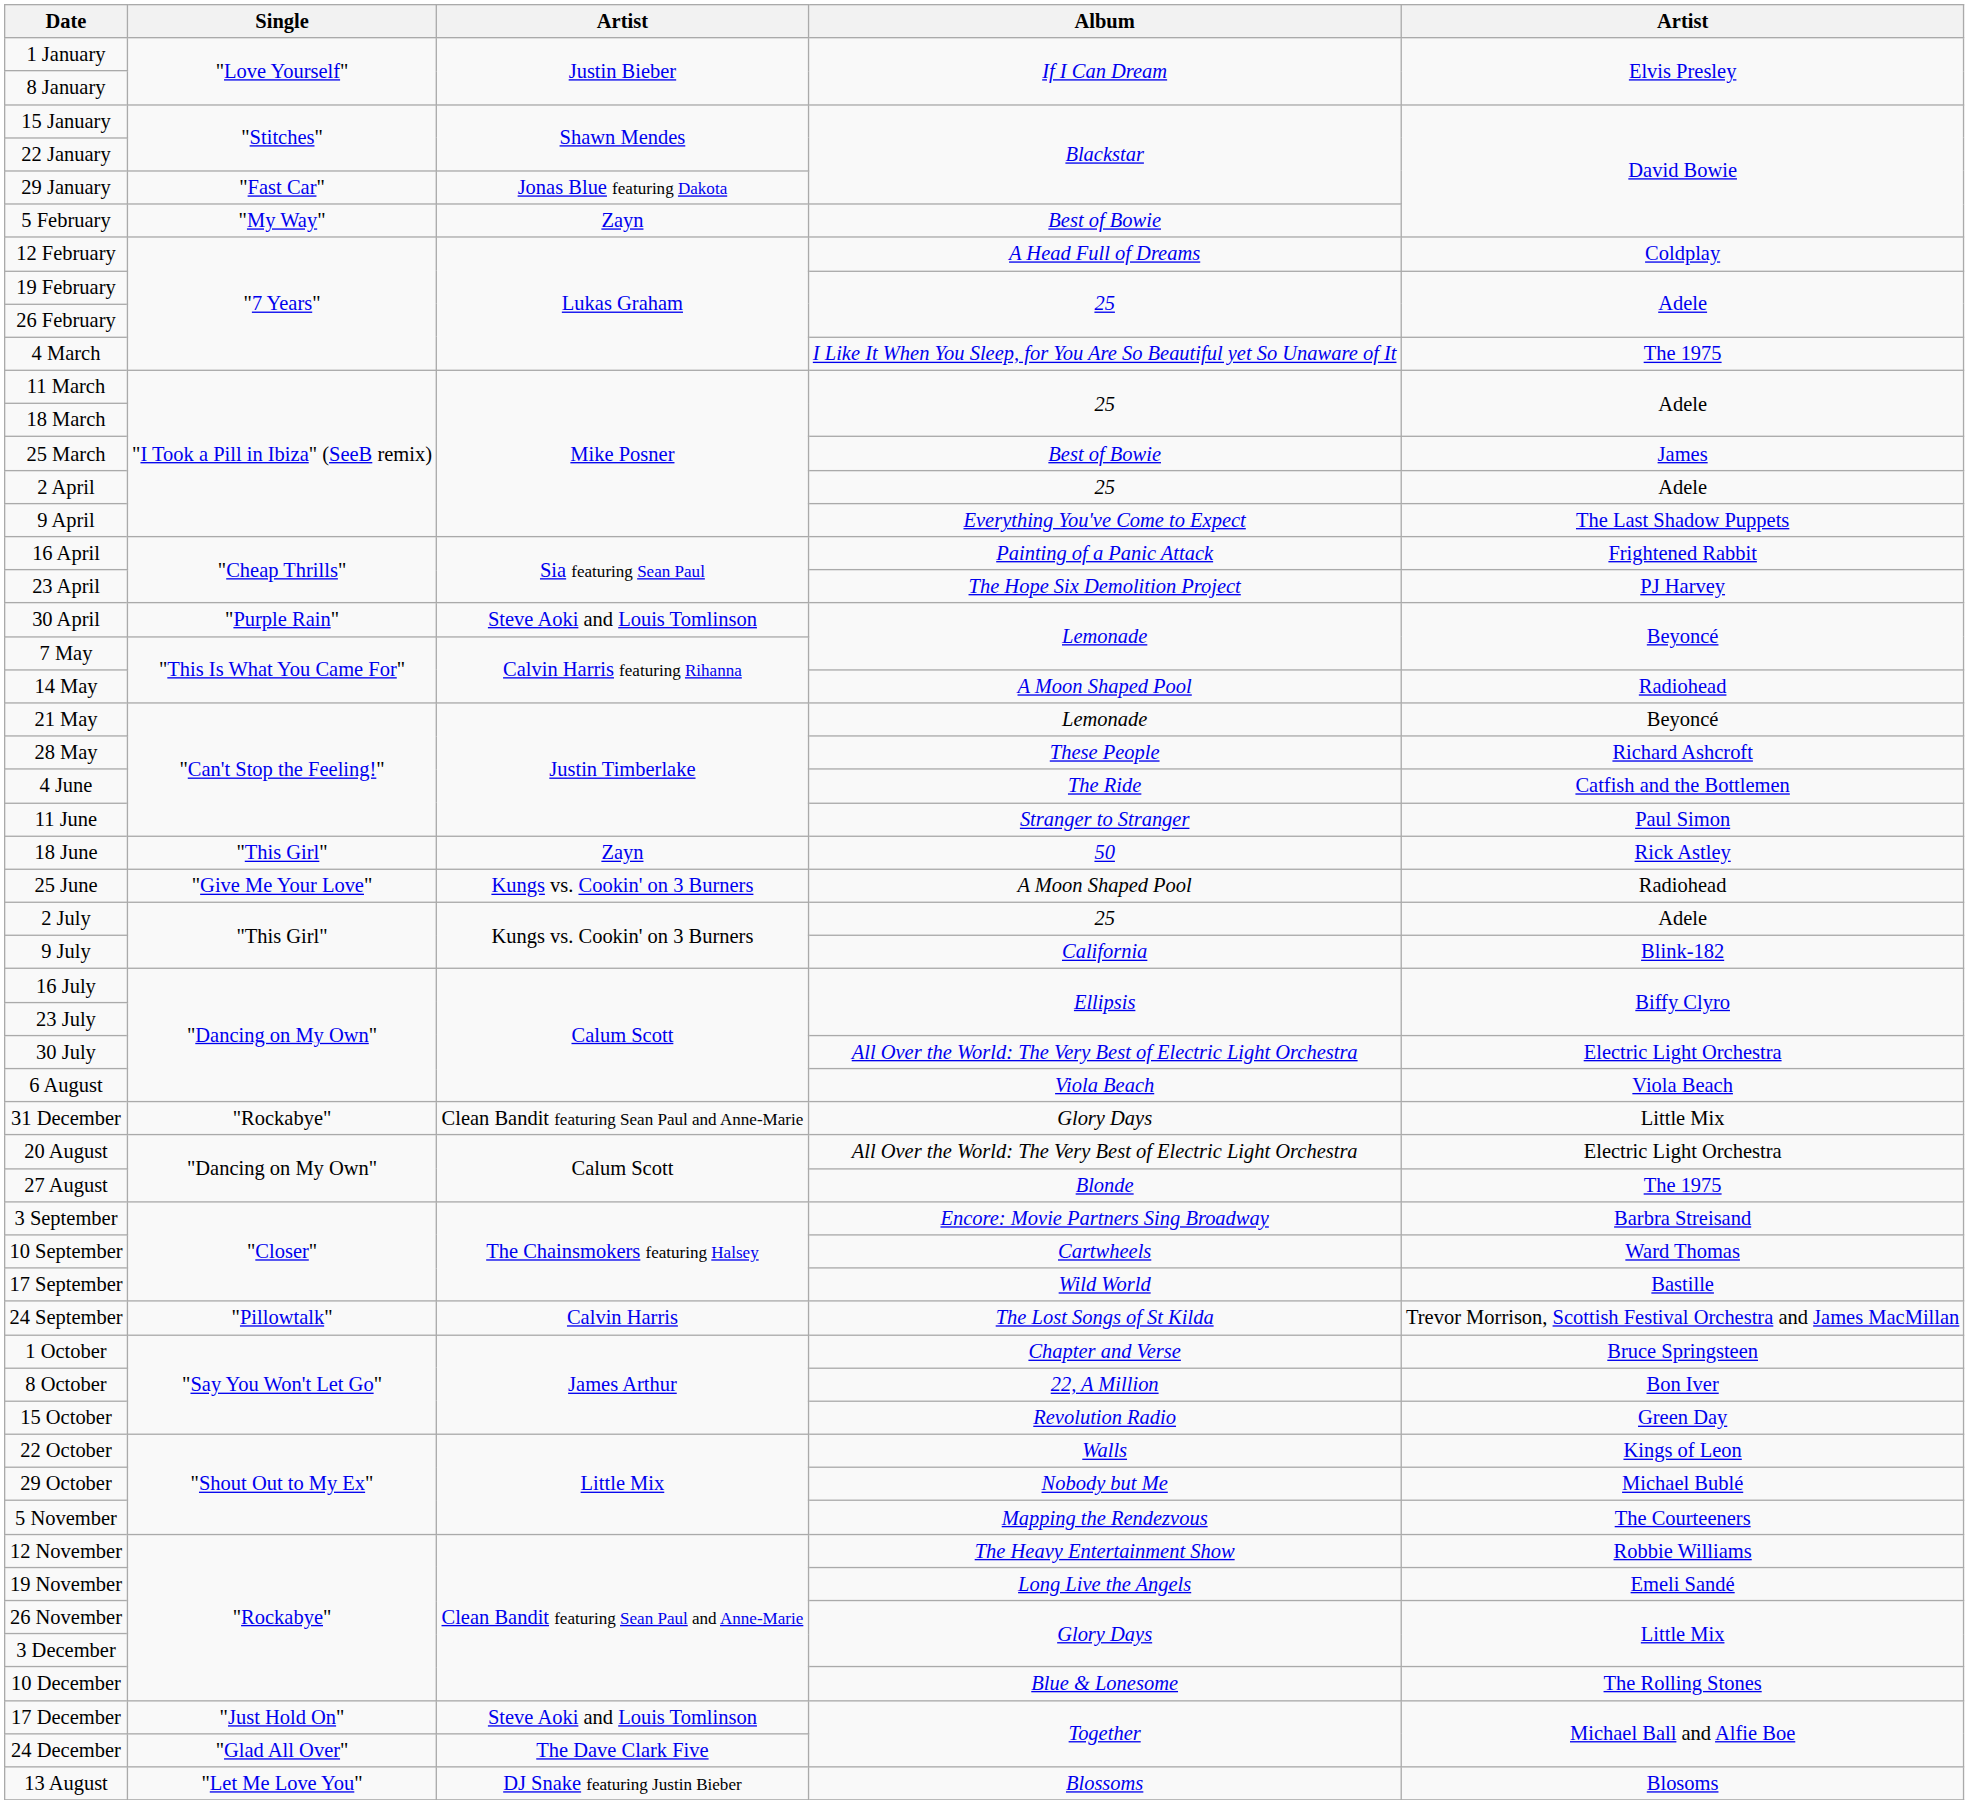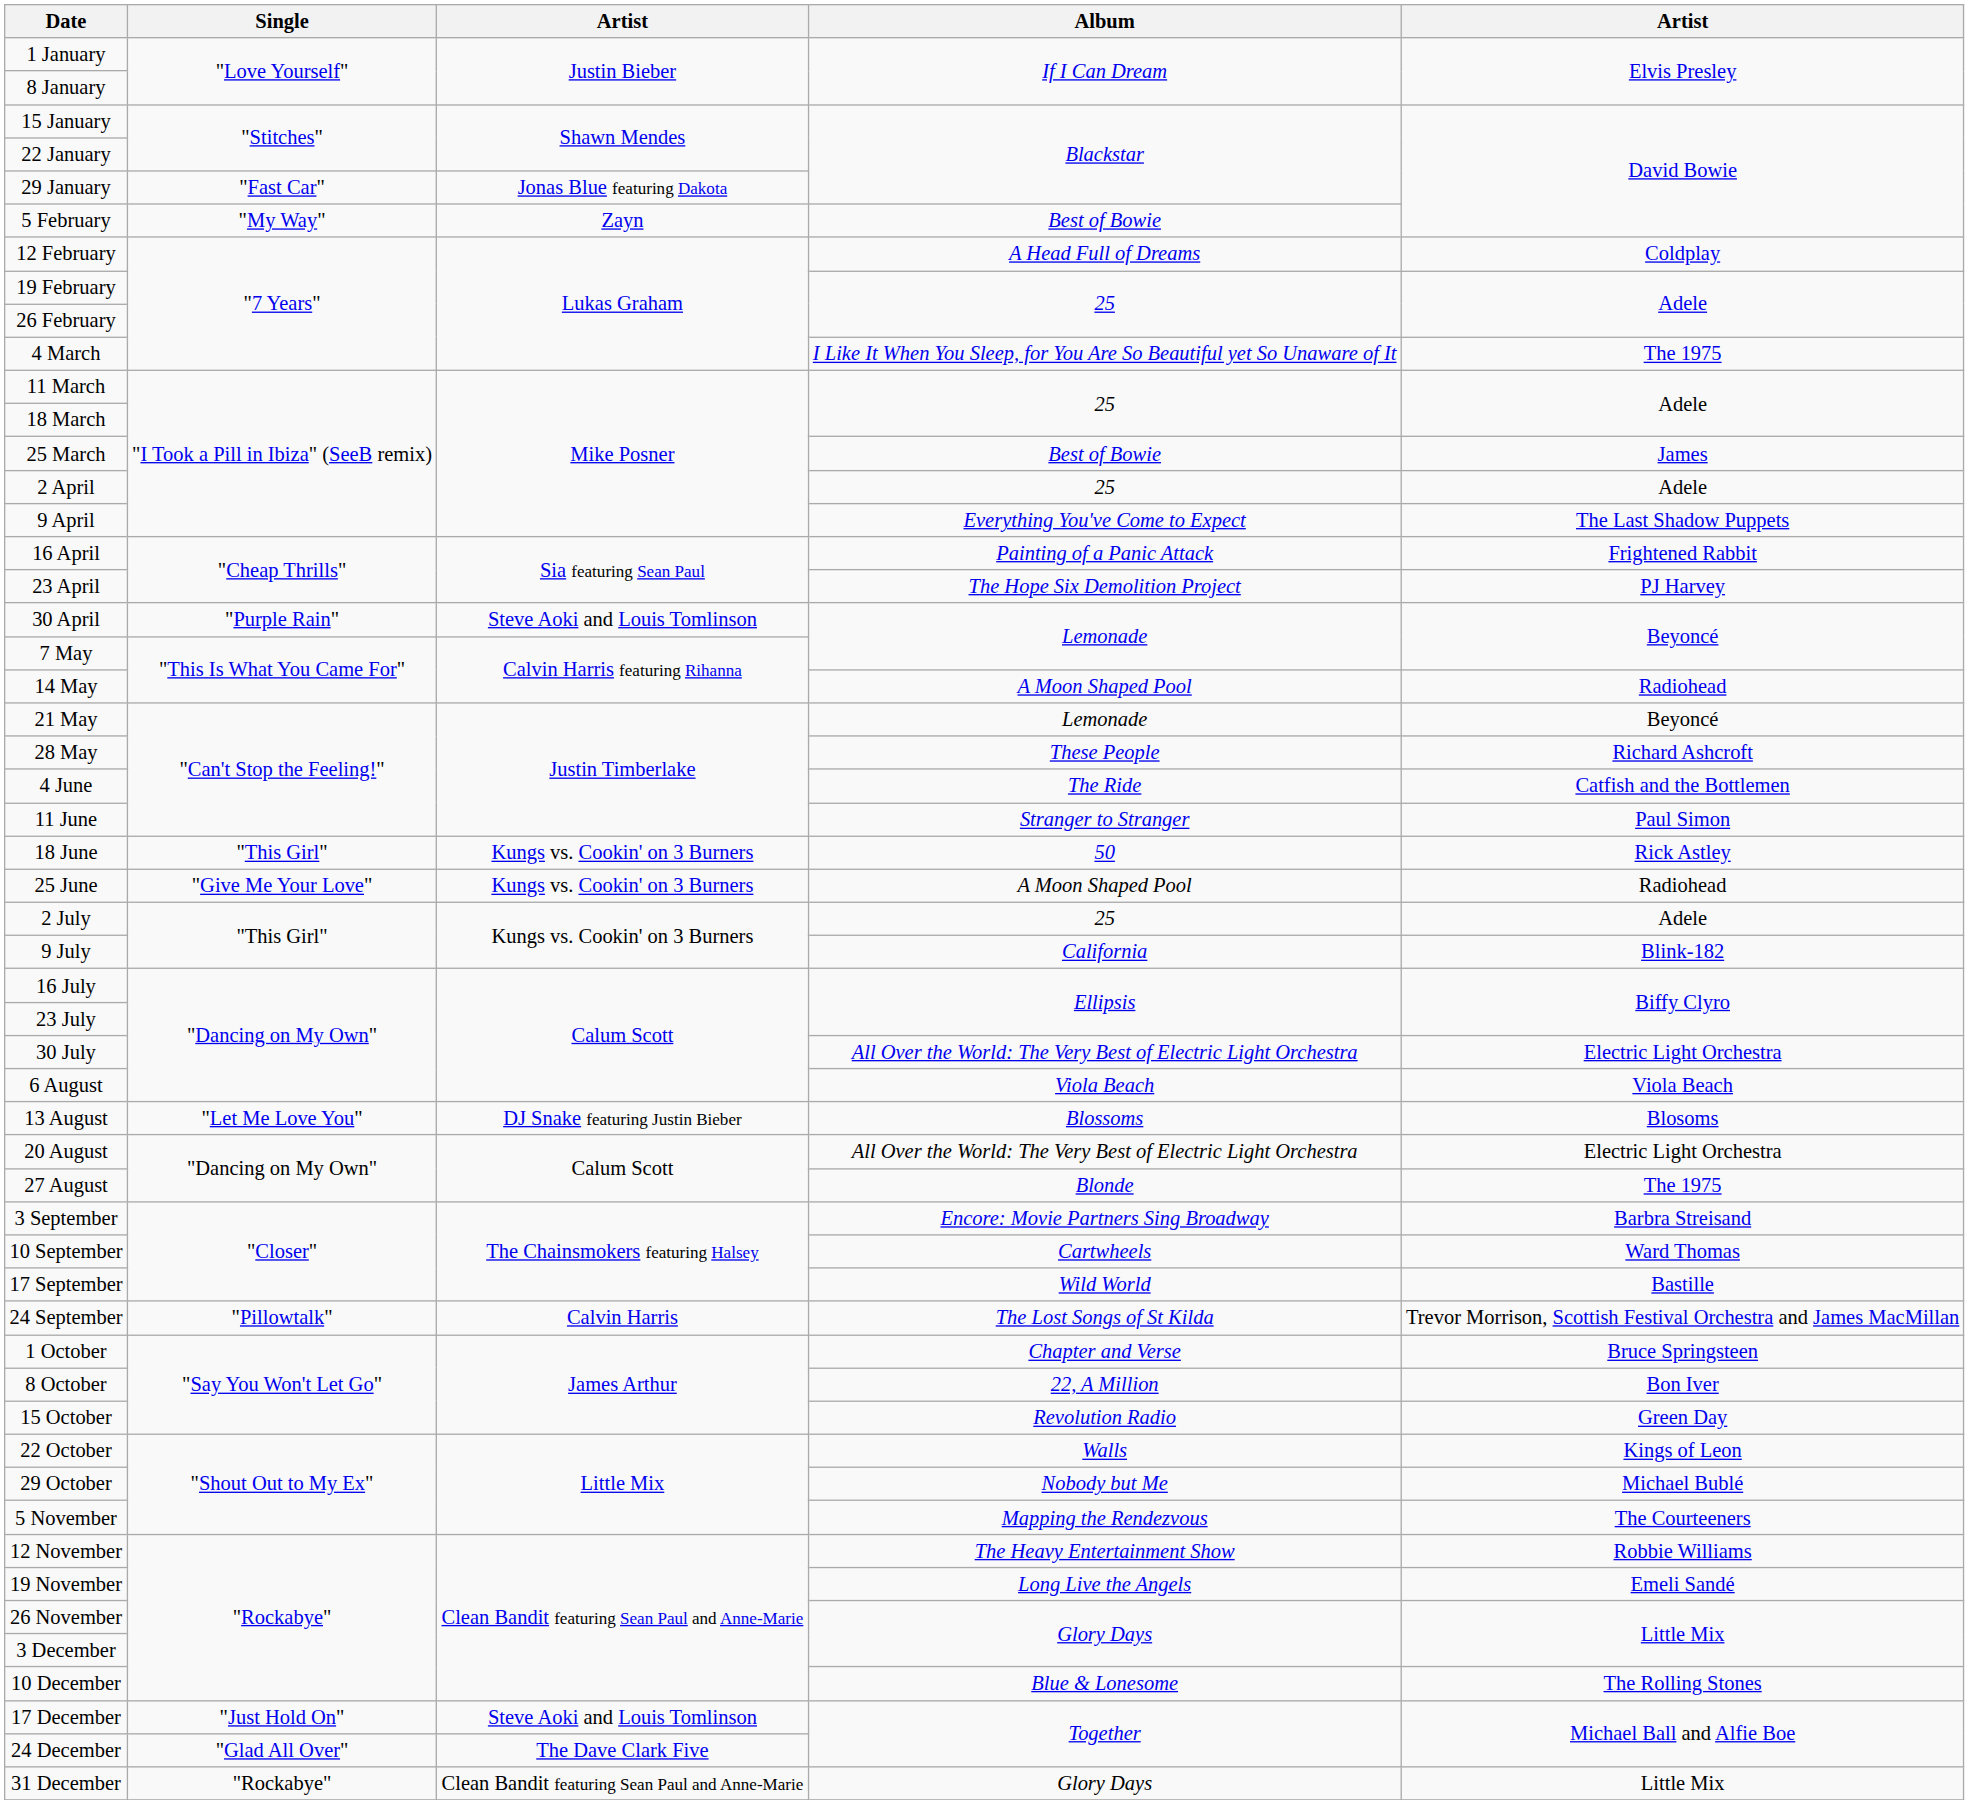(622, 851) Zayn -> (622, 851) Kungs vs. Cookin' on 3 Burners
rows swapped: (66, 1782) <-> (66, 1117)
